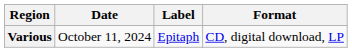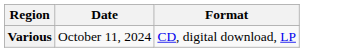- column: (178, 15)
